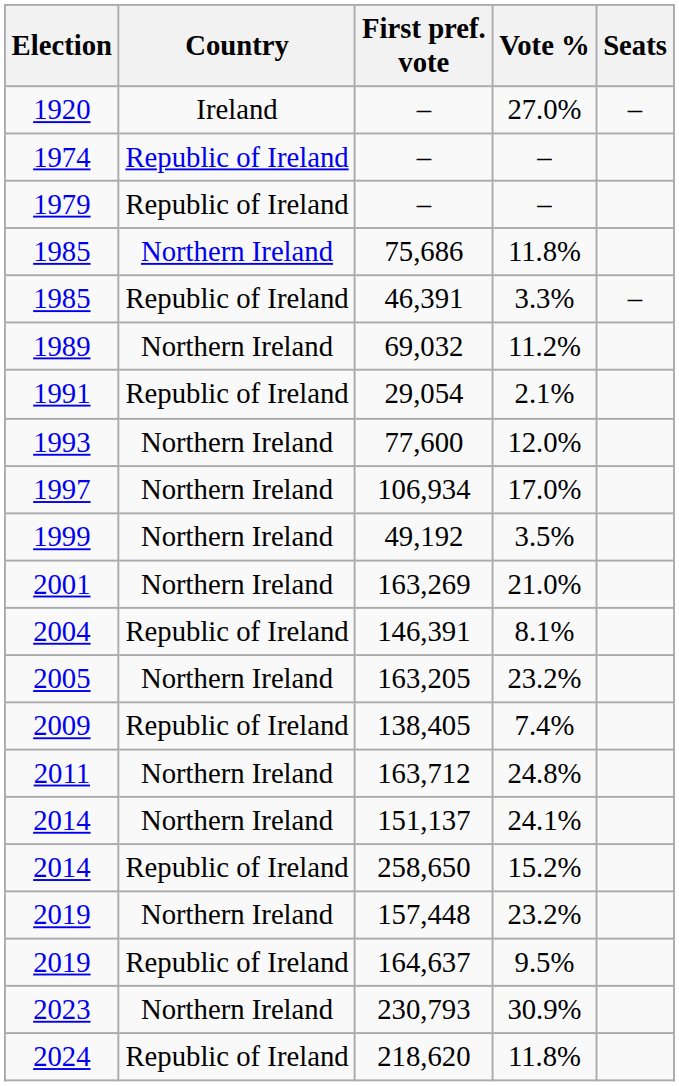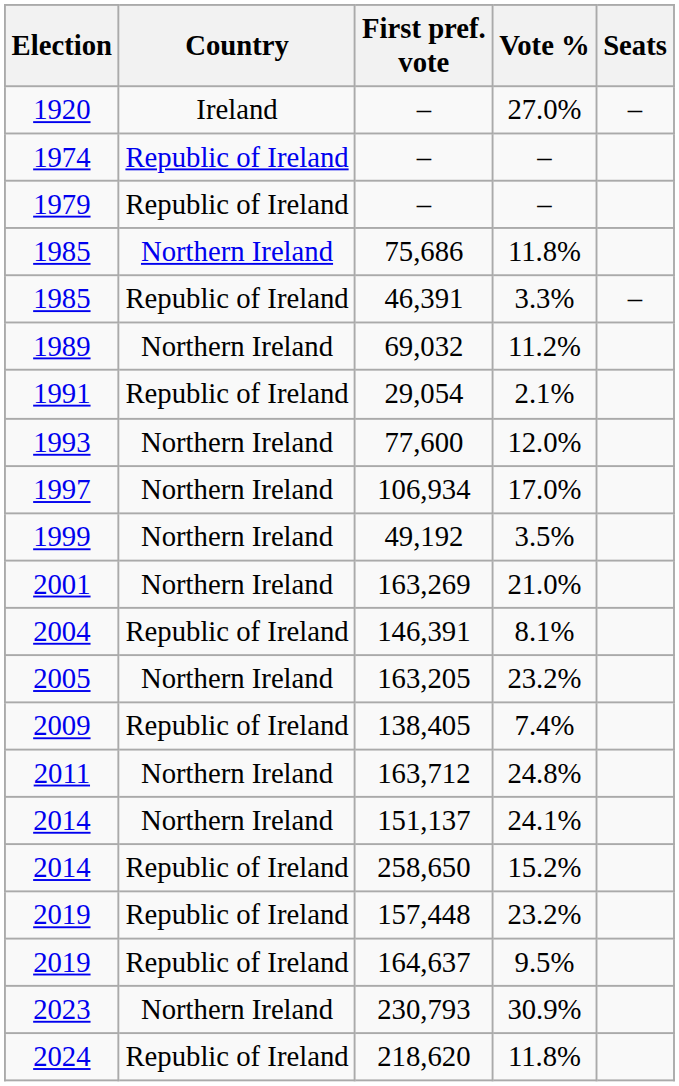(237, 915) Northern Ireland -> (237, 915) Republic of Ireland
